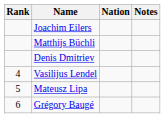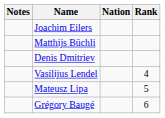columns swapped: (18, 12) <-> (146, 12)
